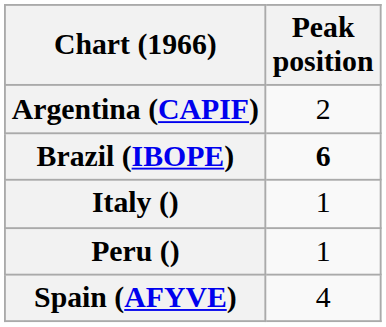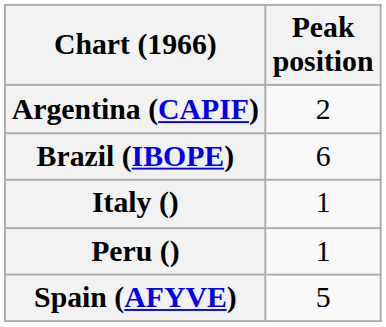(323, 155) bold -> (323, 155) normal
(323, 297) 4 -> (323, 297) 5
